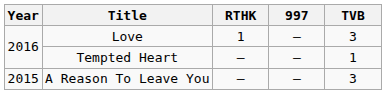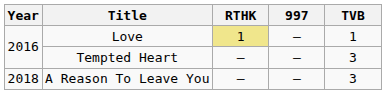(241, 36) no background -> (241, 36) khaki background
(353, 36) 3 -> (353, 36) 1
(353, 57) 1 -> (353, 57) 3
(23, 79) 2015 -> (23, 79) 2018
